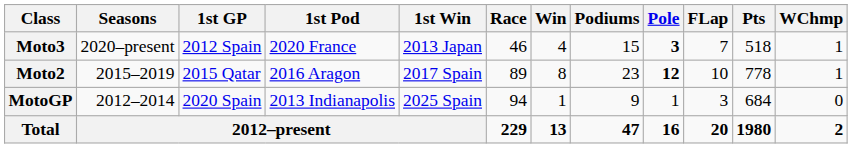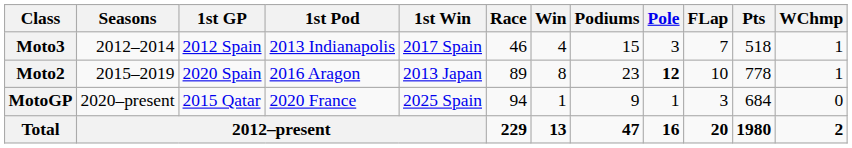(128, 45) 2020–present -> (135, 45) 2012–2014
(313, 45) 2020 France -> (332, 45) 2013 Indianapolis
(443, 45) 2013 Japan -> (443, 45) 2017 Spain
(675, 45) bold -> (675, 45) normal
(222, 73) 2015 Qatar -> (222, 73) 2020 Spain
(443, 73) 2017 Spain -> (443, 73) 2013 Japan
(135, 101) 2012–2014 -> (128, 101) 2020–present
(222, 101) 2020 Spain -> (222, 101) 2015 Qatar
(332, 101) 2013 Indianapolis -> (313, 101) 2020 France
